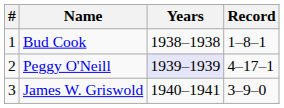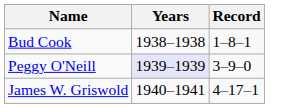- column: (12, 16)
(251, 66) 4–17–1 -> (232, 66) 3–9–0
(247, 90) 3–9–0 -> (236, 90) 4–17–1
